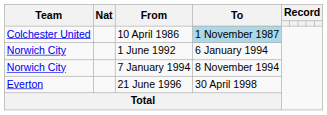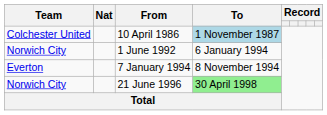(36, 67) Norwich City -> (25, 67) Everton
(25, 84) Everton -> (36, 84) Norwich City
(226, 84) no background -> (226, 84) lightgreen background
